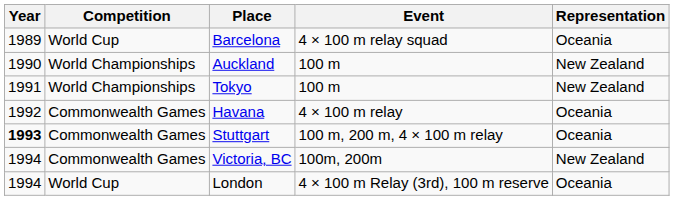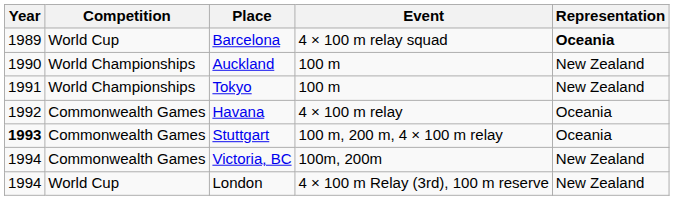(584, 40) normal -> (585, 40) bold
(584, 183) Oceania -> (600, 183) New Zealand
